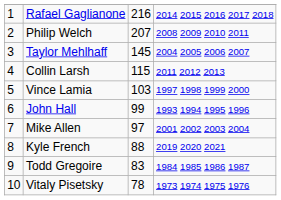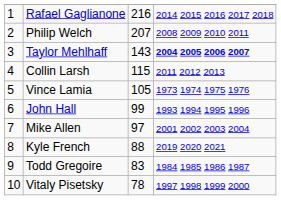(141, 52) 145 -> (141, 52) 143
(203, 52) normal -> (203, 52) bold
(141, 90) 103 -> (141, 90) 105
(203, 90) 1997 1998 1999 2000 -> (203, 90) 1973 1974 1975 1976
(203, 185) 1973 1974 1975 1976 -> (203, 185) 1997 1998 1999 2000
